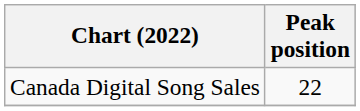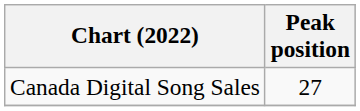(310, 86) 22 -> (310, 86) 27
